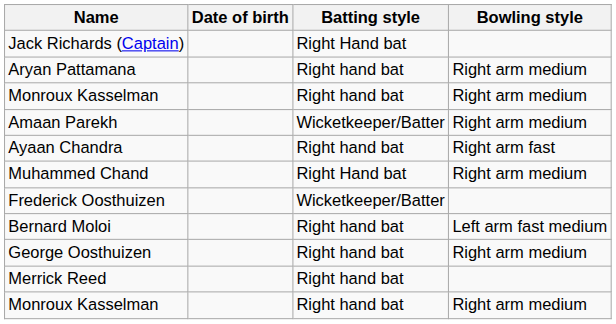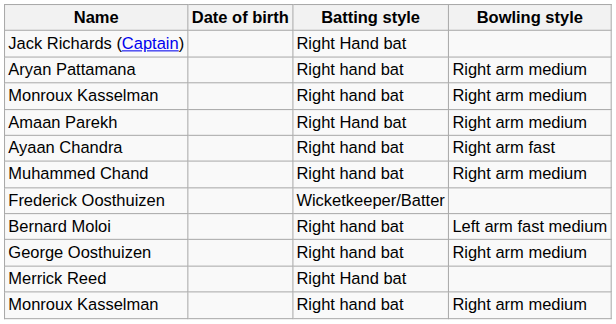(371, 122) Wicketkeeper/Batter -> (351, 122) Right Hand bat
(351, 174) Right Hand bat -> (350, 174) Right hand bat
(350, 278) Right hand bat -> (351, 278) Right Hand bat
